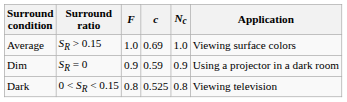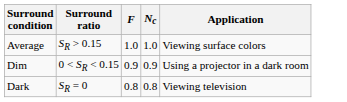- column: (156, 19)
(73, 65) SR = 0 -> (89, 65) 0 < SR < 0.15
(89, 86) 0 < SR < 0.15 -> (73, 86) SR = 0
